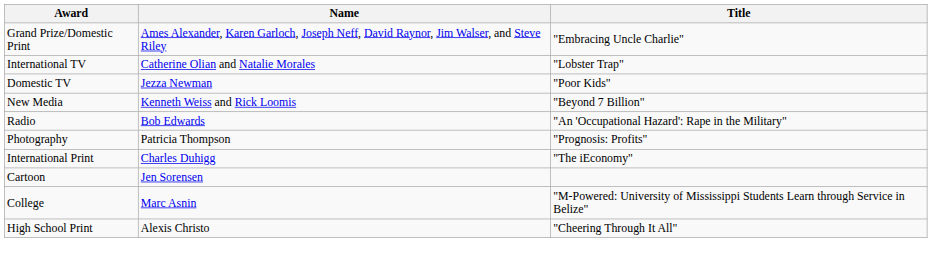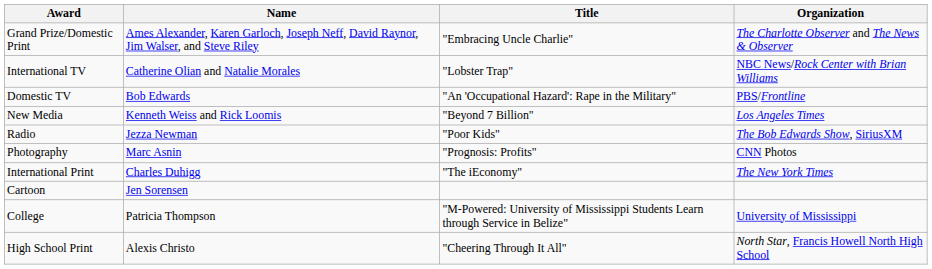+ column: (830, 13)
(176, 83) Jezza Newman -> (158, 96) Bob Edwards
(582, 83) "Poor Kids" -> (559, 96) "An 'Occupational Hazard': Rape in the Military"
(173, 121) Bob Edwards -> (162, 134) Jezza Newman
(670, 121) "An 'Occupational Hazard': Rape in the Military" -> (471, 134) "Poor Kids"
(186, 139) Patricia Thompson -> (154, 153) Marc Asnin
(169, 202) Marc Asnin -> (171, 216) Patricia Thompson
